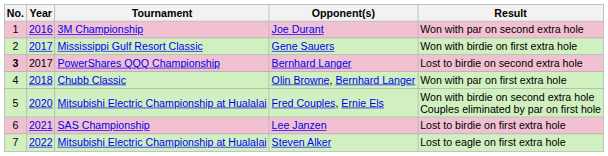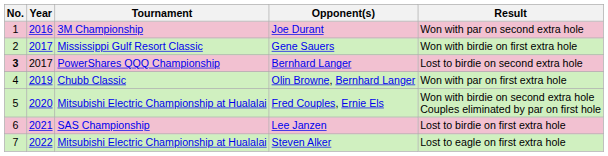(41, 80) 2018 -> (41, 80) 2019
